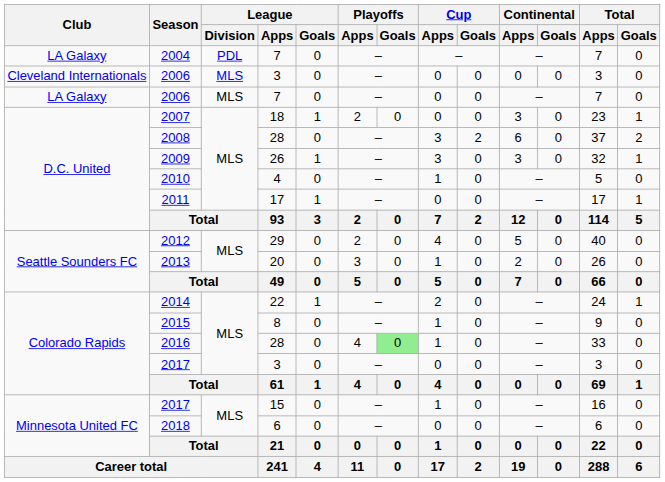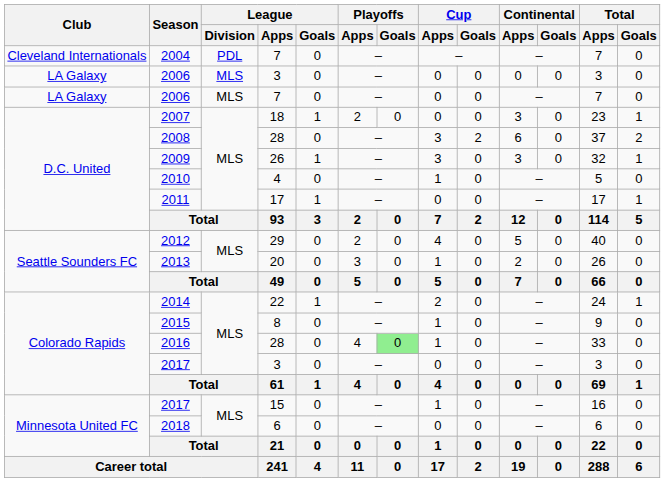(77, 55) LA Galaxy -> (77, 55) Cleveland Internationals
(77, 76) Cleveland Internationals -> (77, 76) LA Galaxy
